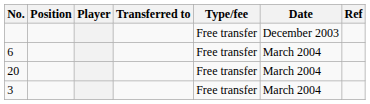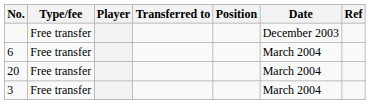columns swapped: (51, 14) <-> (227, 14)
